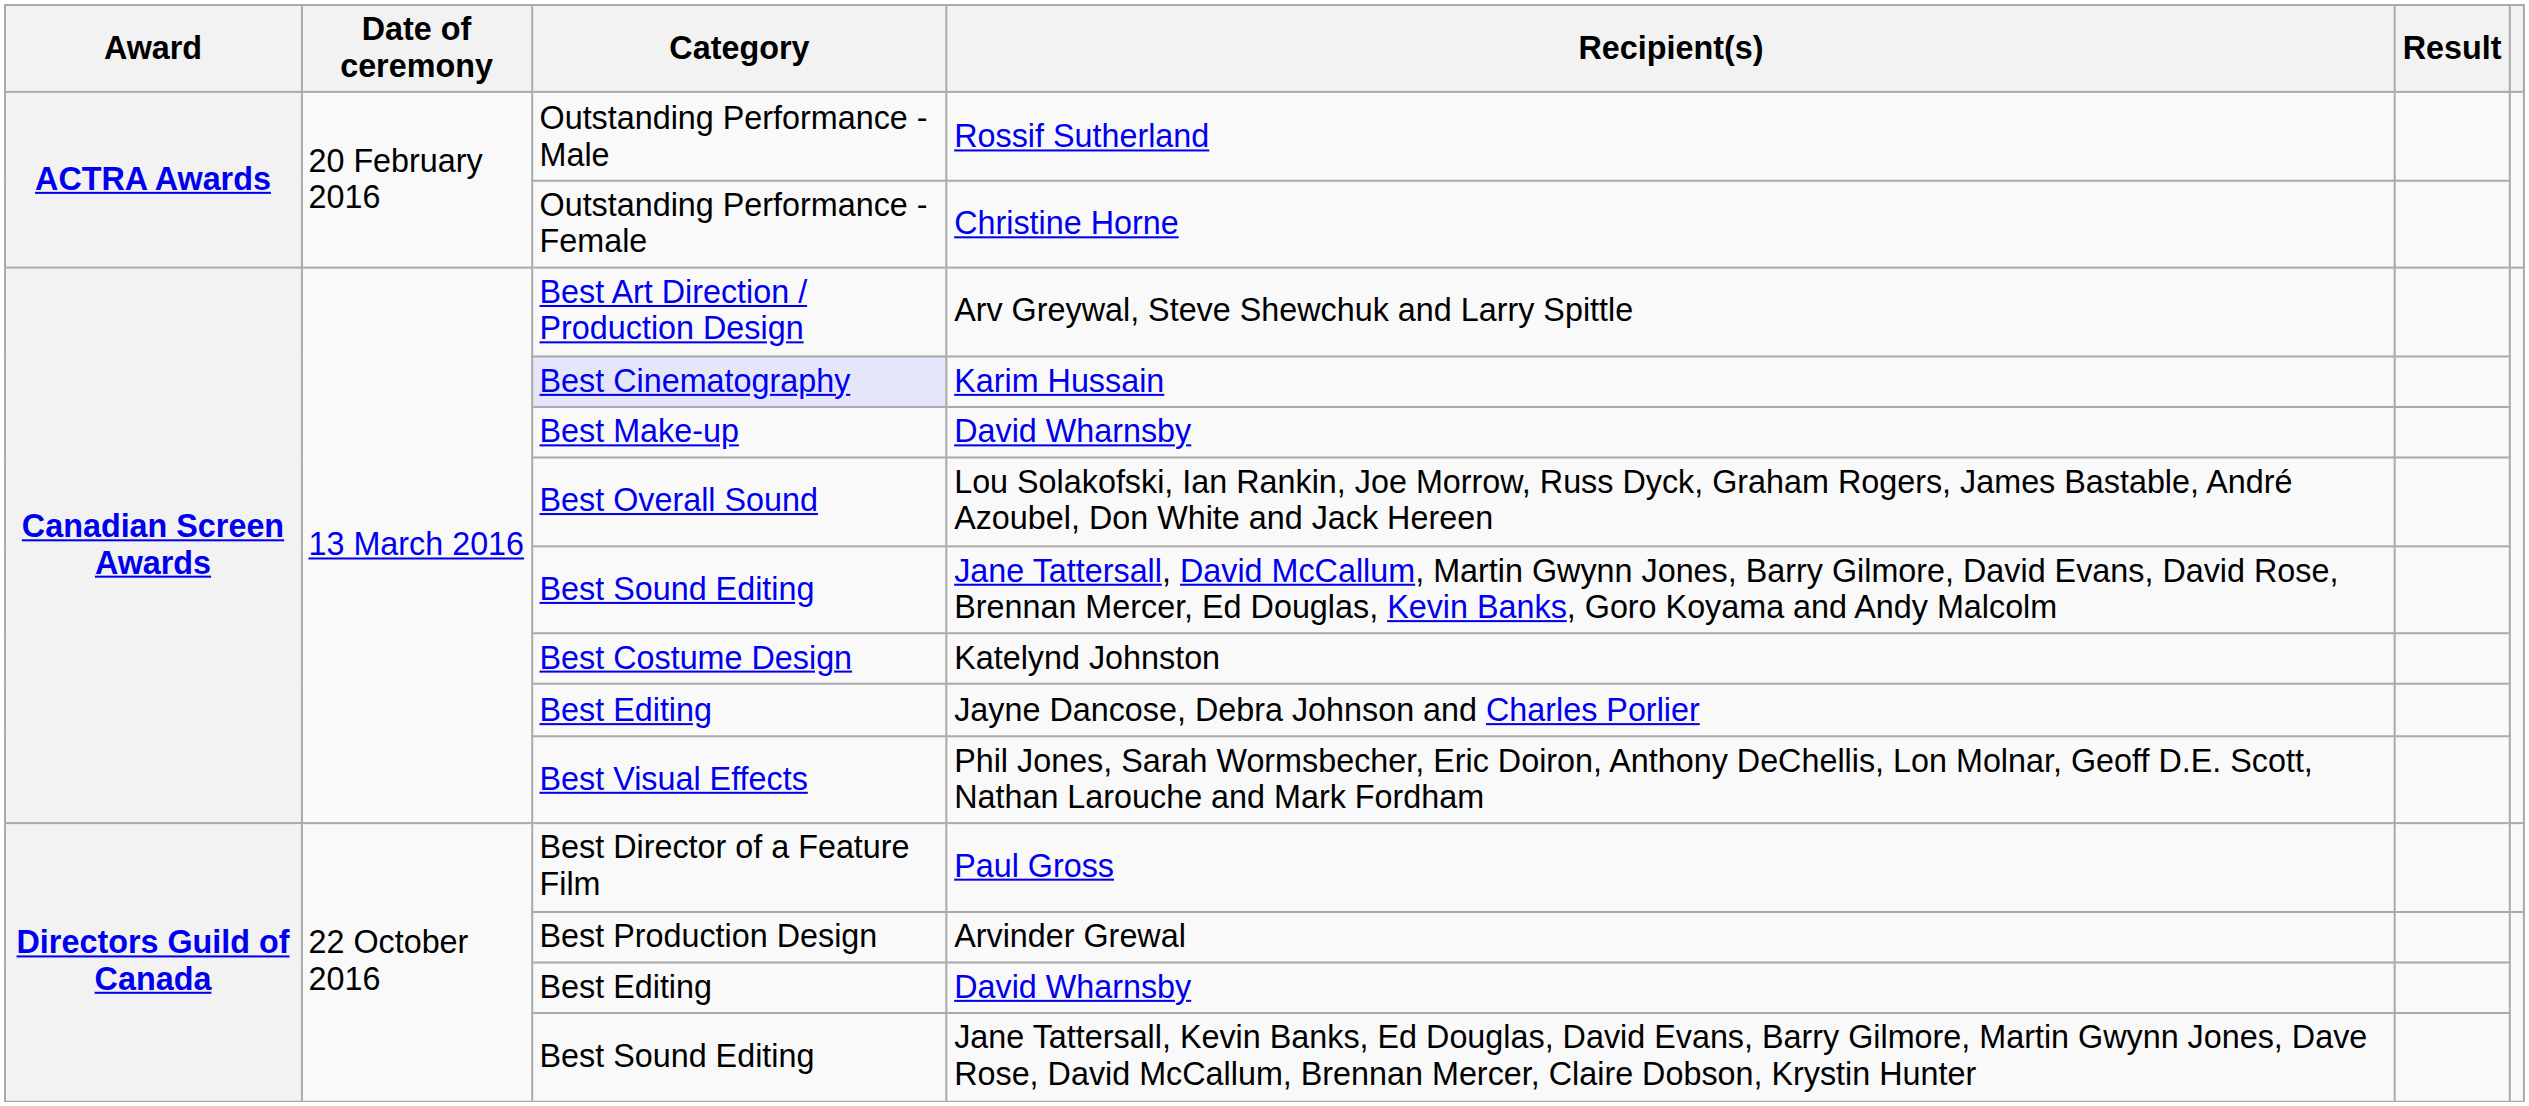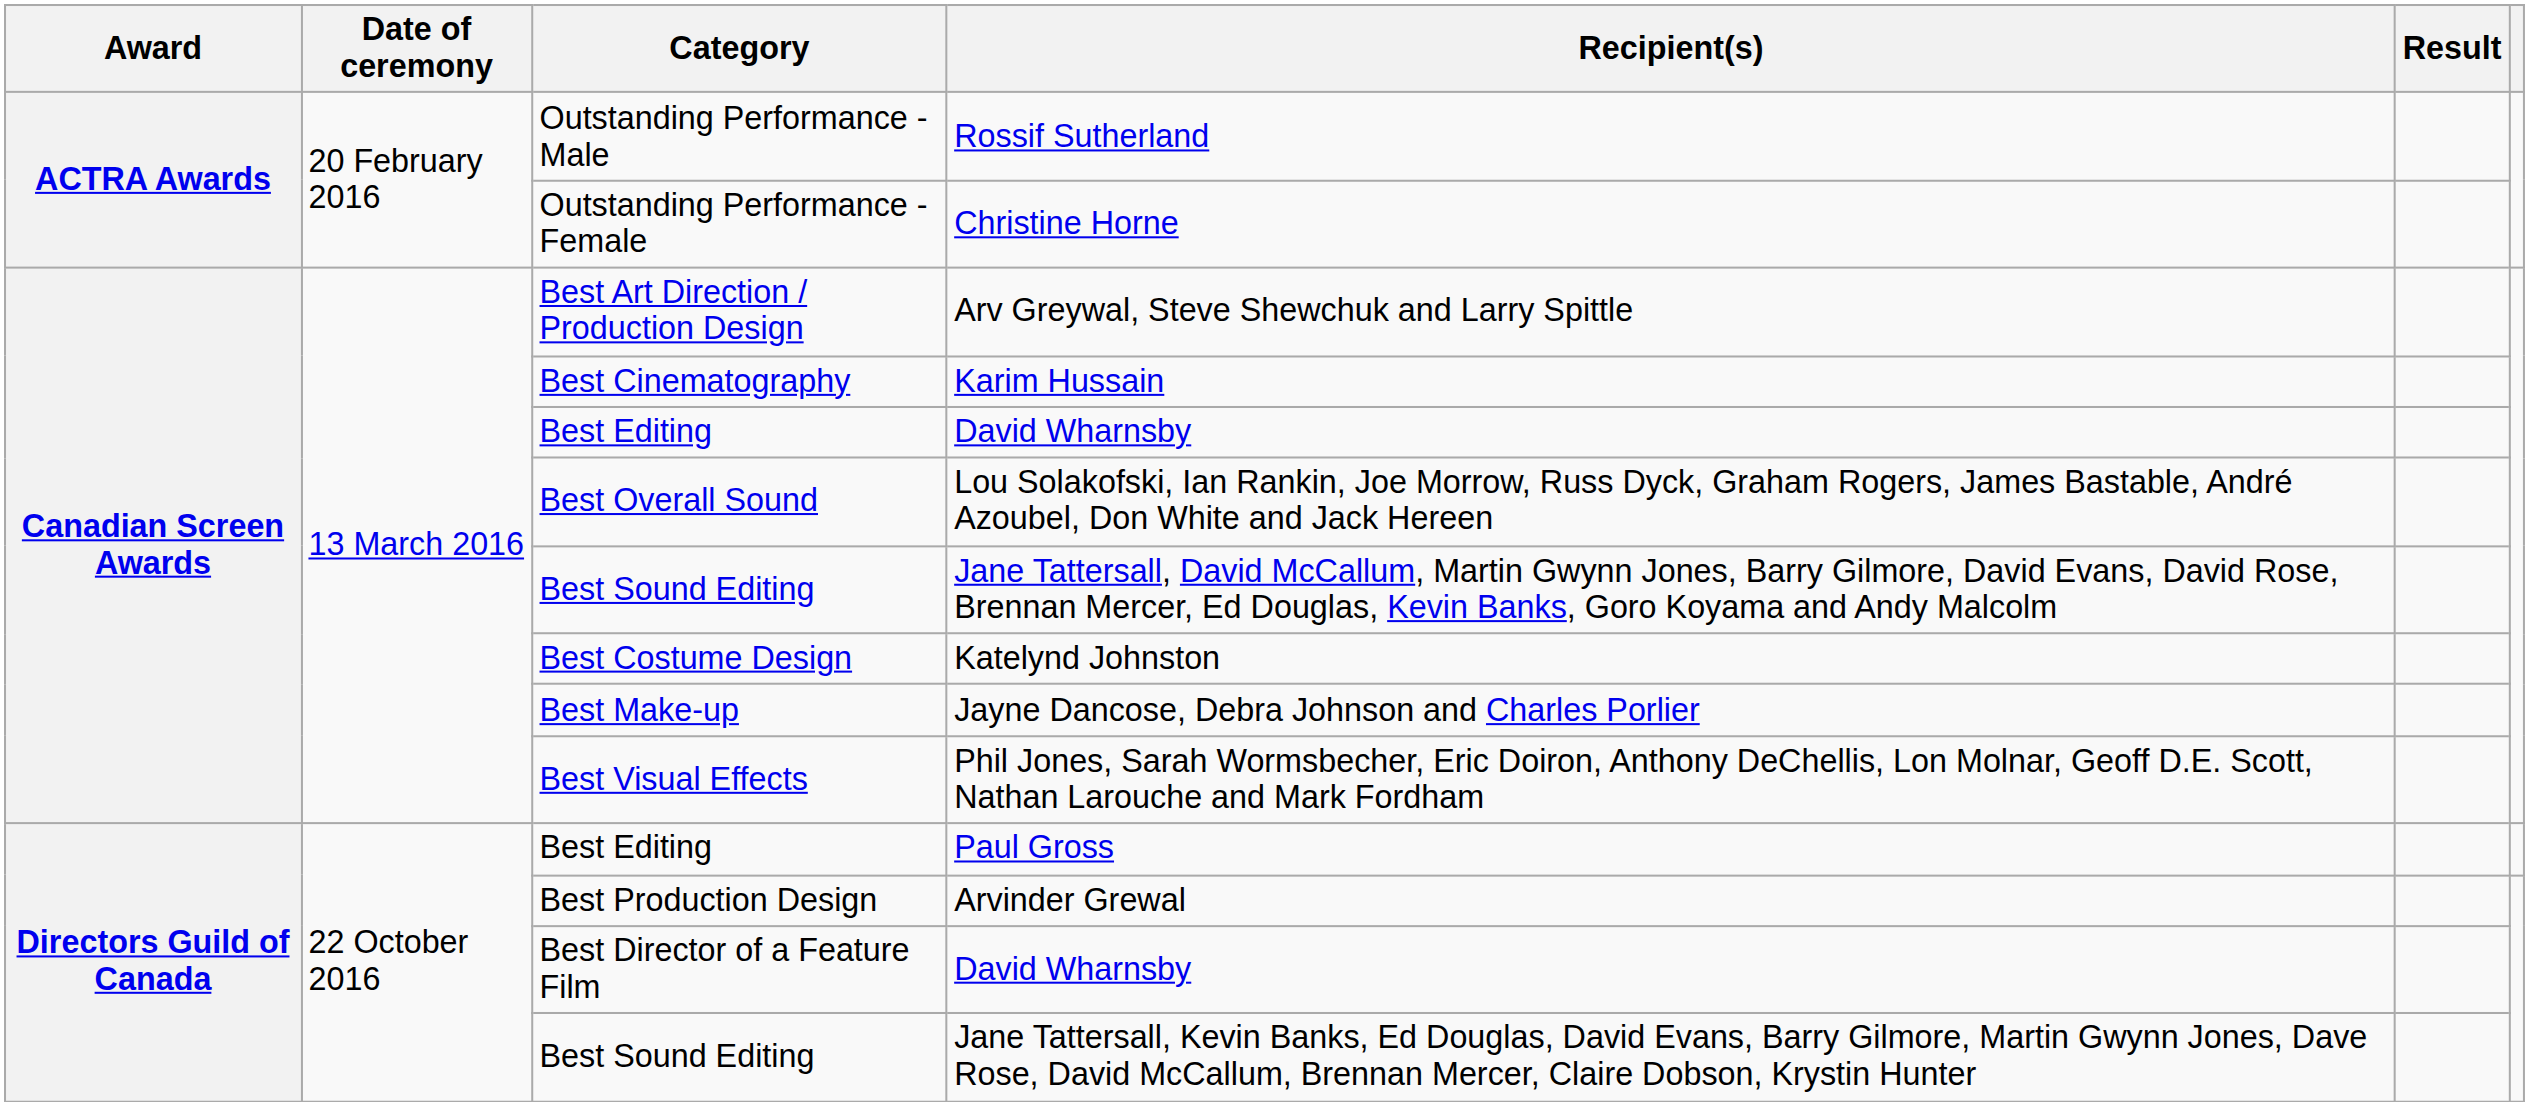(695, 380) lavender background -> (695, 380) no background
(639, 431) Best Make-up -> (626, 431) Best Editing
(626, 709) Best Editing -> (639, 709) Best Make-up
(725, 866) Best Director of a Feature Film -> (626, 848) Best Editing
(626, 987) Best Editing -> (725, 969) Best Director of a Feature Film
